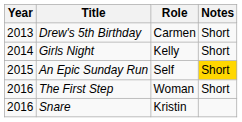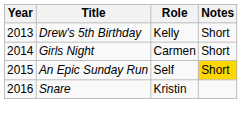(175, 32) Carmen -> (166, 32) Kelly
(166, 51) Kelly -> (175, 51) Carmen
- row: (76, 88)
